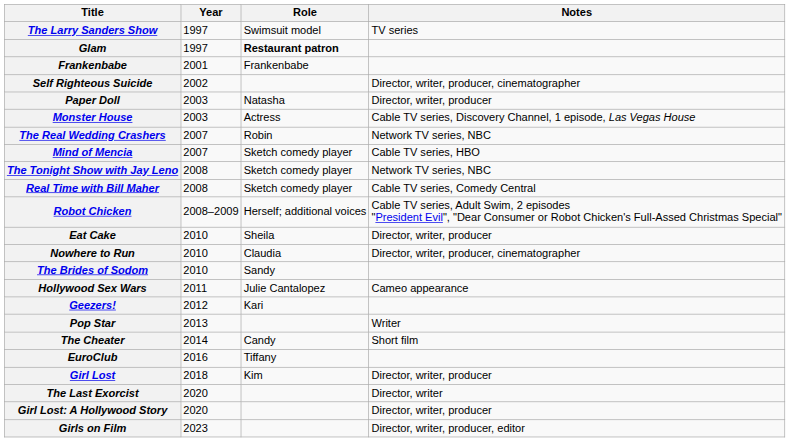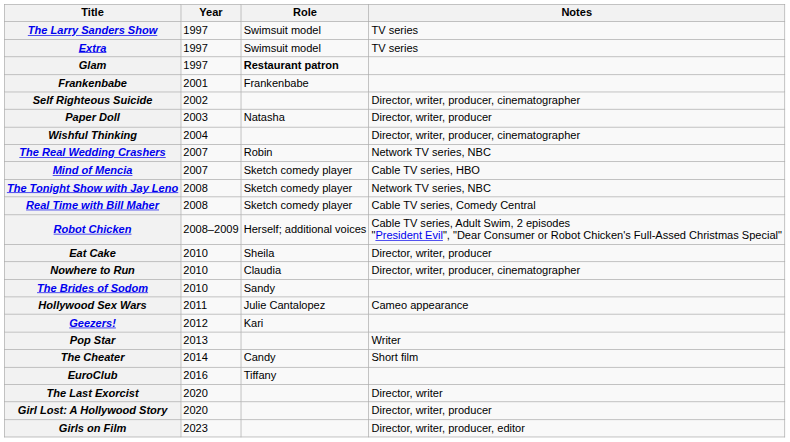+ row: (93, 48)
- row: (93, 118)
+ row: (93, 135)
- row: (93, 375)
